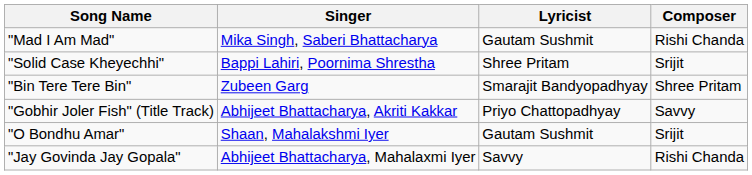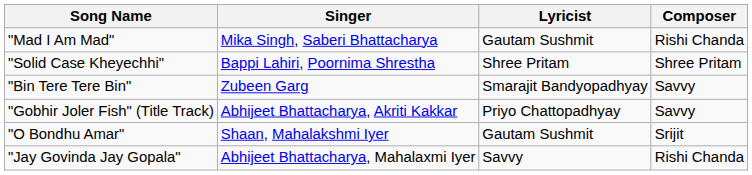(669, 63) Srijit -> (698, 63) Shree Pritam
(698, 87) Shree Pritam -> (675, 87) Savvy
